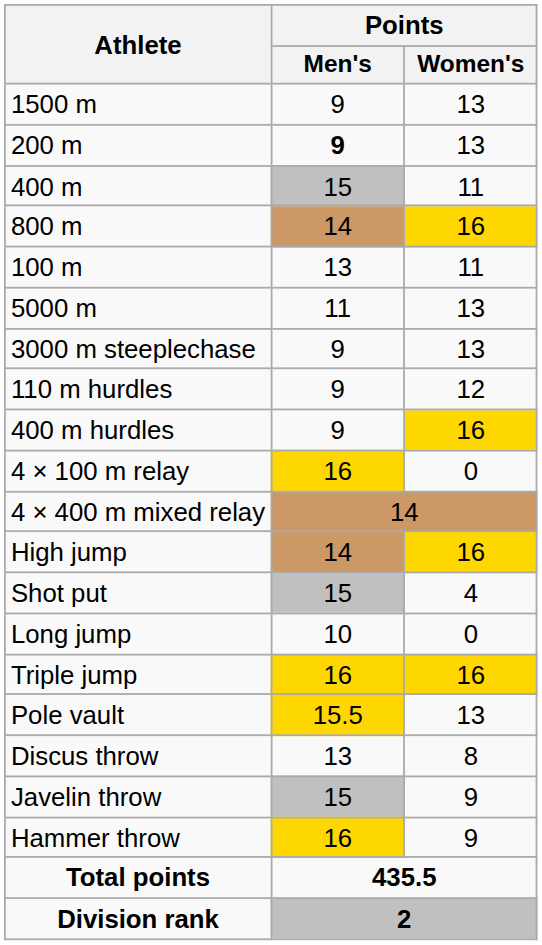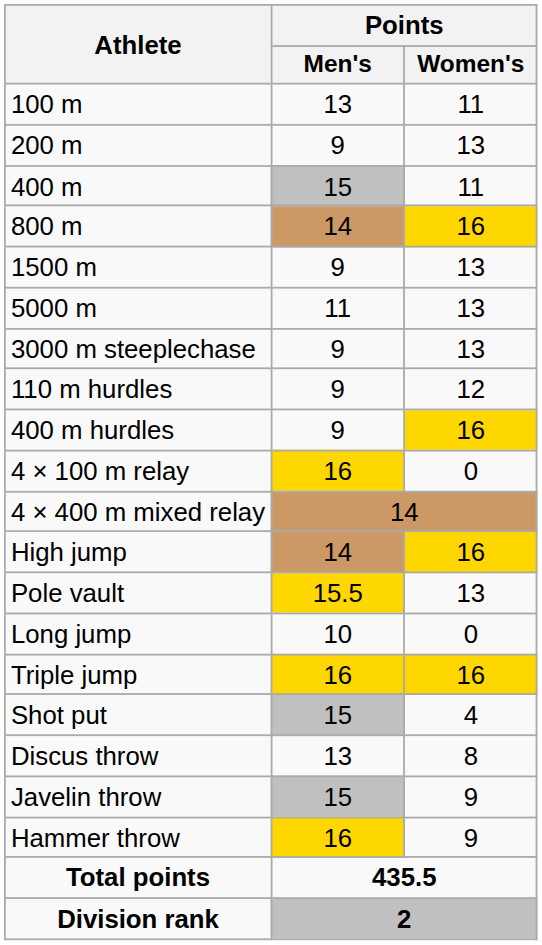rows swapped: (47, 268) <-> (54, 105)
(338, 146) bold -> (338, 146) normal
rows swapped: (68, 716) <-> (59, 593)
